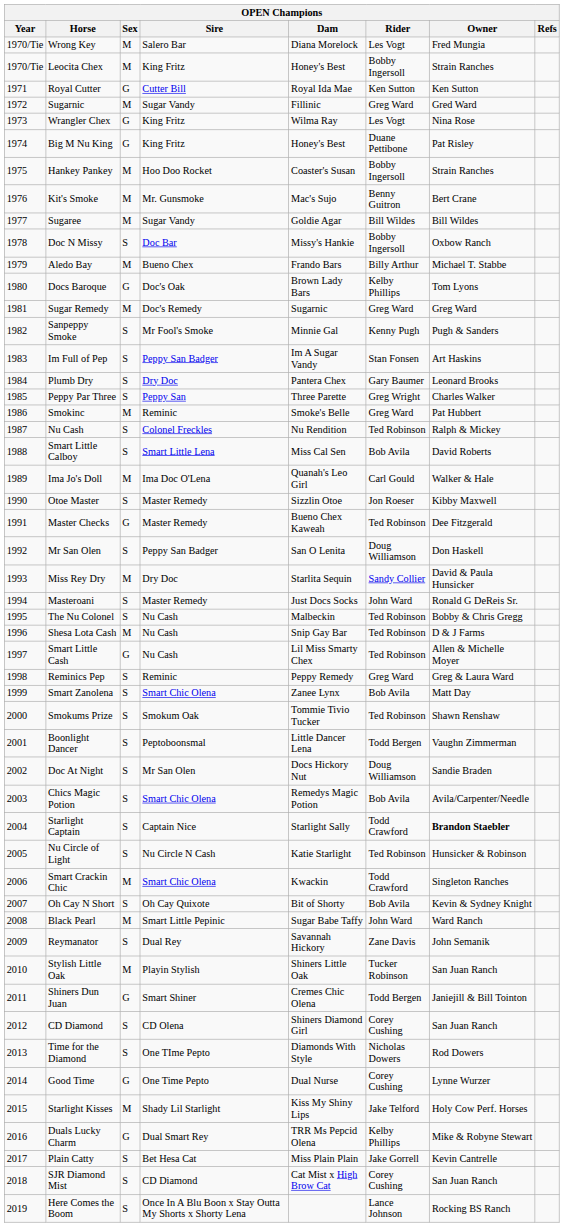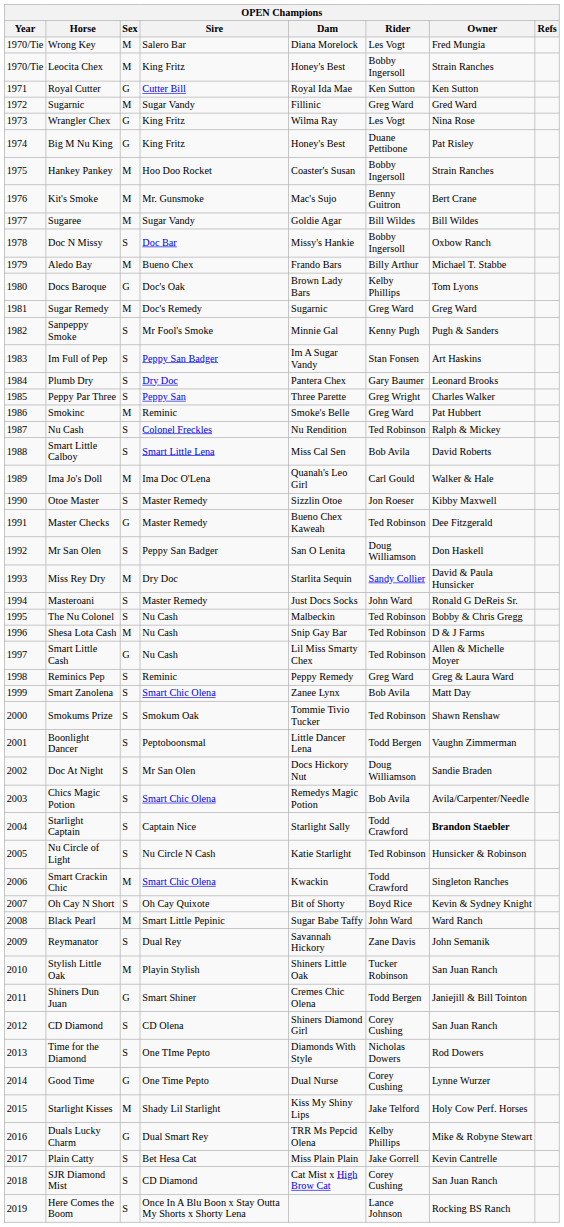(389, 904) Bob Avila -> (390, 904) Boyd Rice
